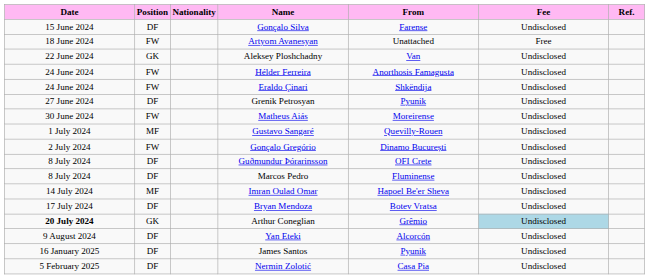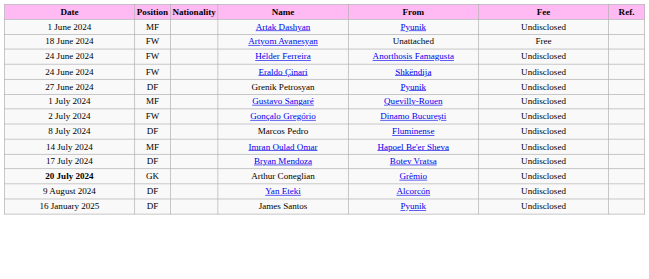+ row: (283, 27)
- row: (283, 27)
- row: (283, 57)
- row: (283, 117)
- row: (283, 161)
(544, 221) lightblue background -> (544, 176) no background
- row: (283, 266)
